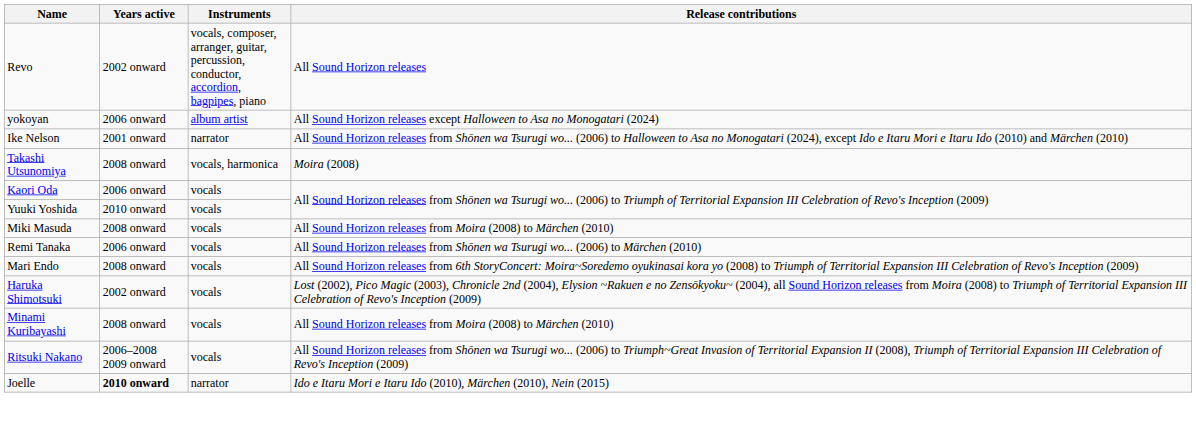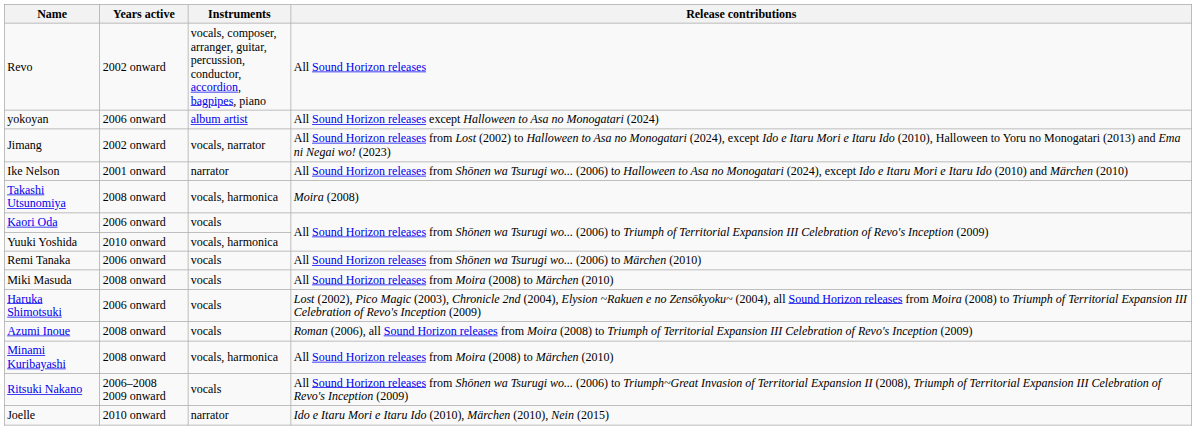+ row: (24, 145)
(206, 209) vocals -> (234, 241) vocals, harmonica
rows swapped: (39, 247) <-> (39, 228)
- row: (33, 266)
(134, 292) 2002 onward -> (134, 305) 2006 onward
+ row: (39, 331)
(206, 324) vocals -> (234, 357) vocals, harmonica
(136, 382) bold -> (134, 415) normal
